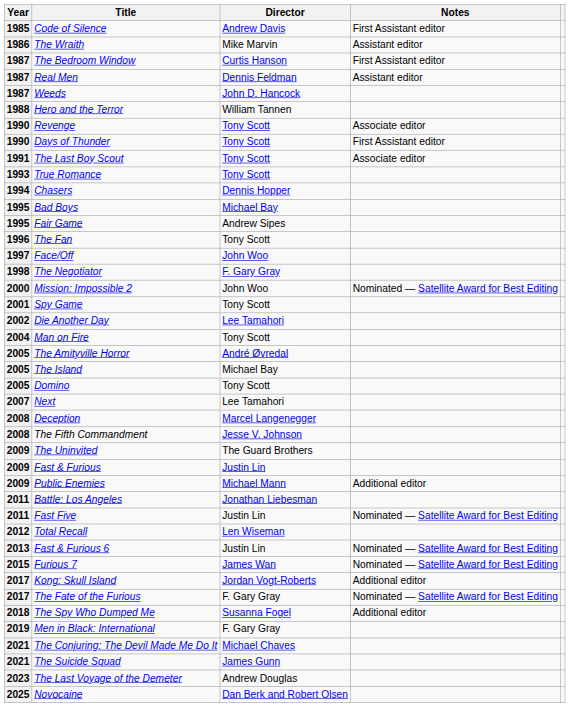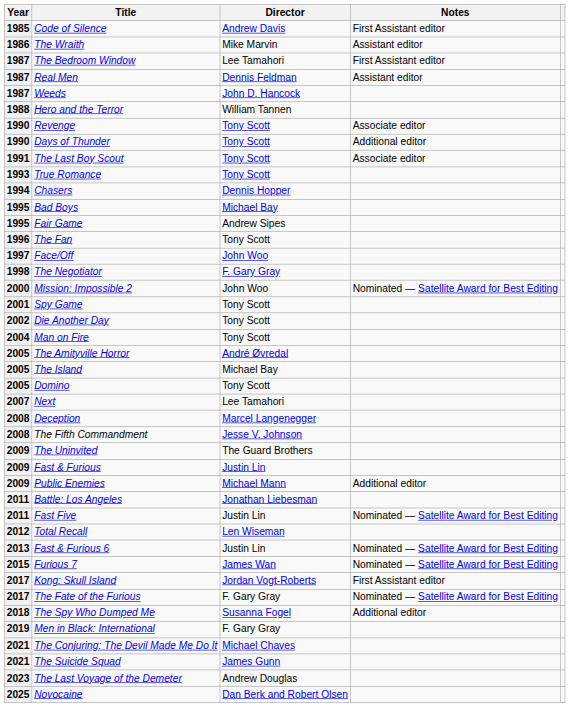(255, 61) Curtis Hanson -> (253, 61) Lee Tamahori
(399, 142) First Assistant editor -> (389, 142) Additional editor
(253, 321) Lee Tamahori -> (246, 321) Tony Scott
(389, 581) Additional editor -> (399, 581) First Assistant editor
